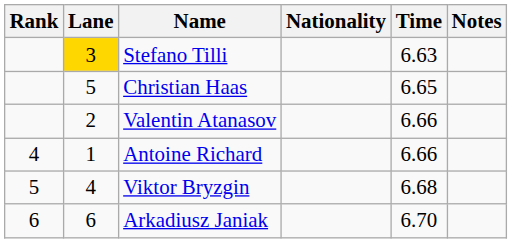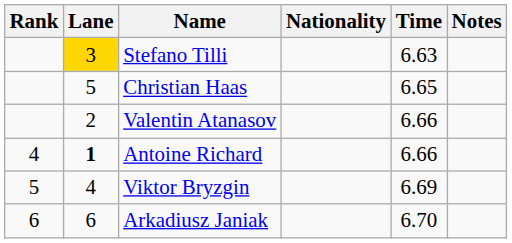(91, 154) normal -> (91, 154) bold
(419, 187) 6.68 -> (419, 187) 6.69
